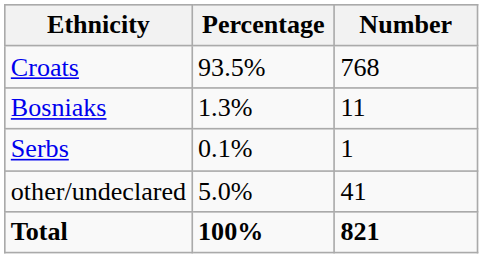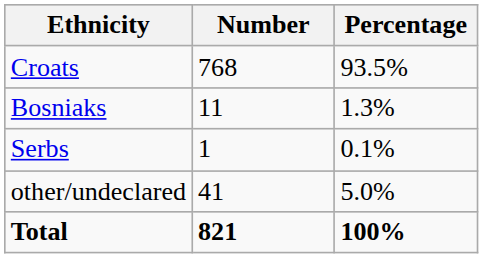columns swapped: (406, 25) <-> (263, 25)
